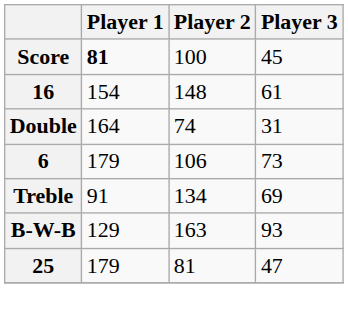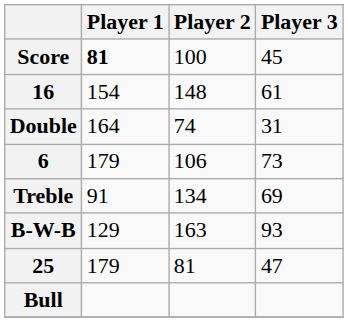+ row: (43, 299)
